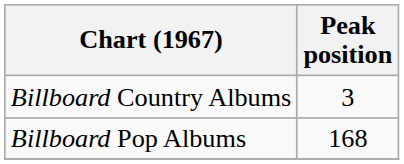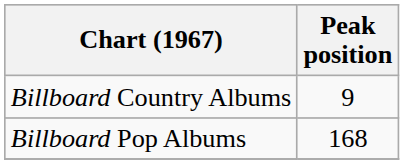(348, 96) 3 -> (348, 96) 9
